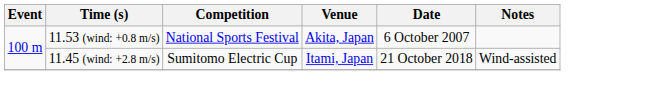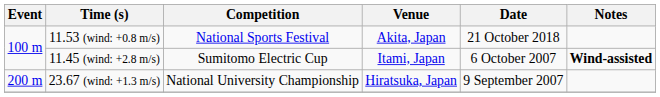(427, 37) 6 October 2007 -> (513, 37) 21 October 2018
(427, 59) 21 October 2018 -> (513, 59) 6 October 2007
(518, 59) normal -> (611, 59) bold
+ row: (104, 80)
